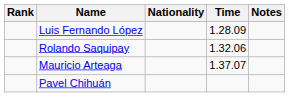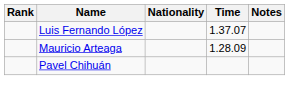(228, 30) 1.28.09 -> (228, 30) 1.37.07
- row: (84, 48)
(228, 65) 1.37.07 -> (228, 48) 1.28.09
